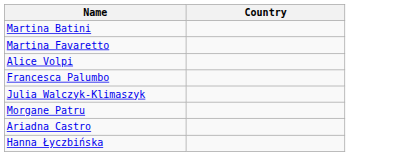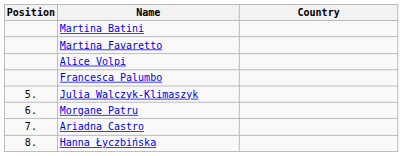+ column: (31, 13)
